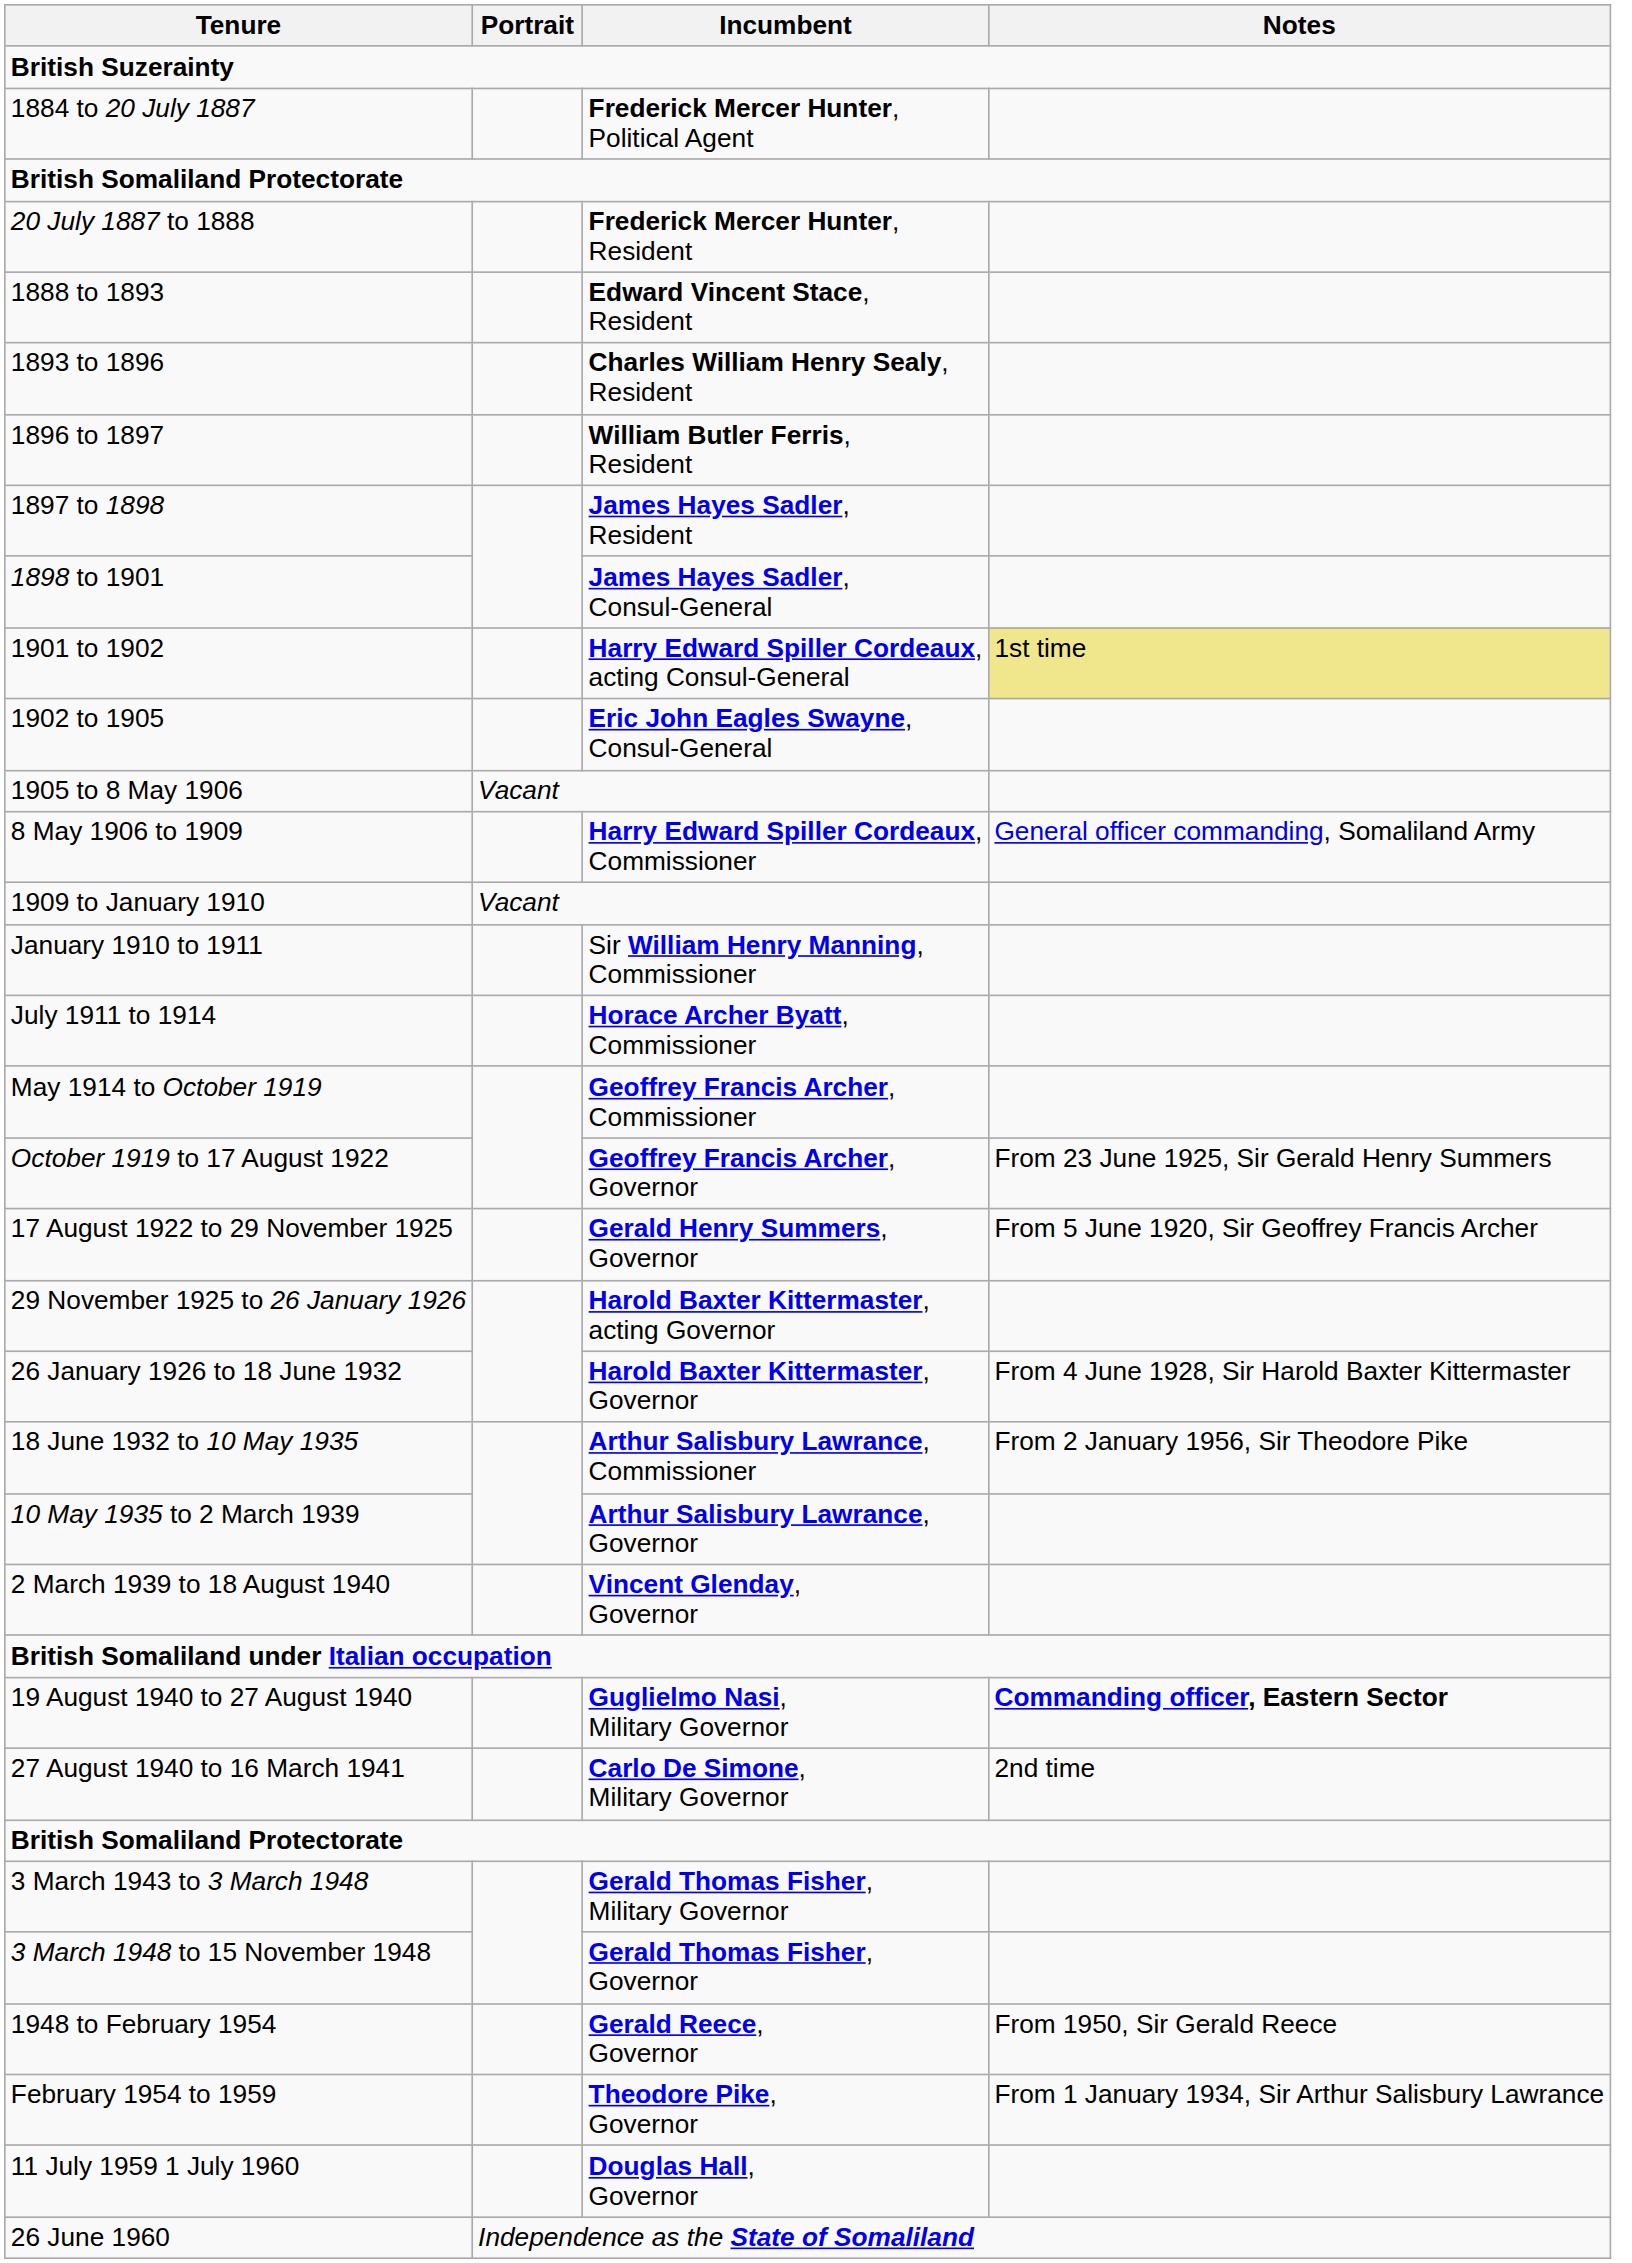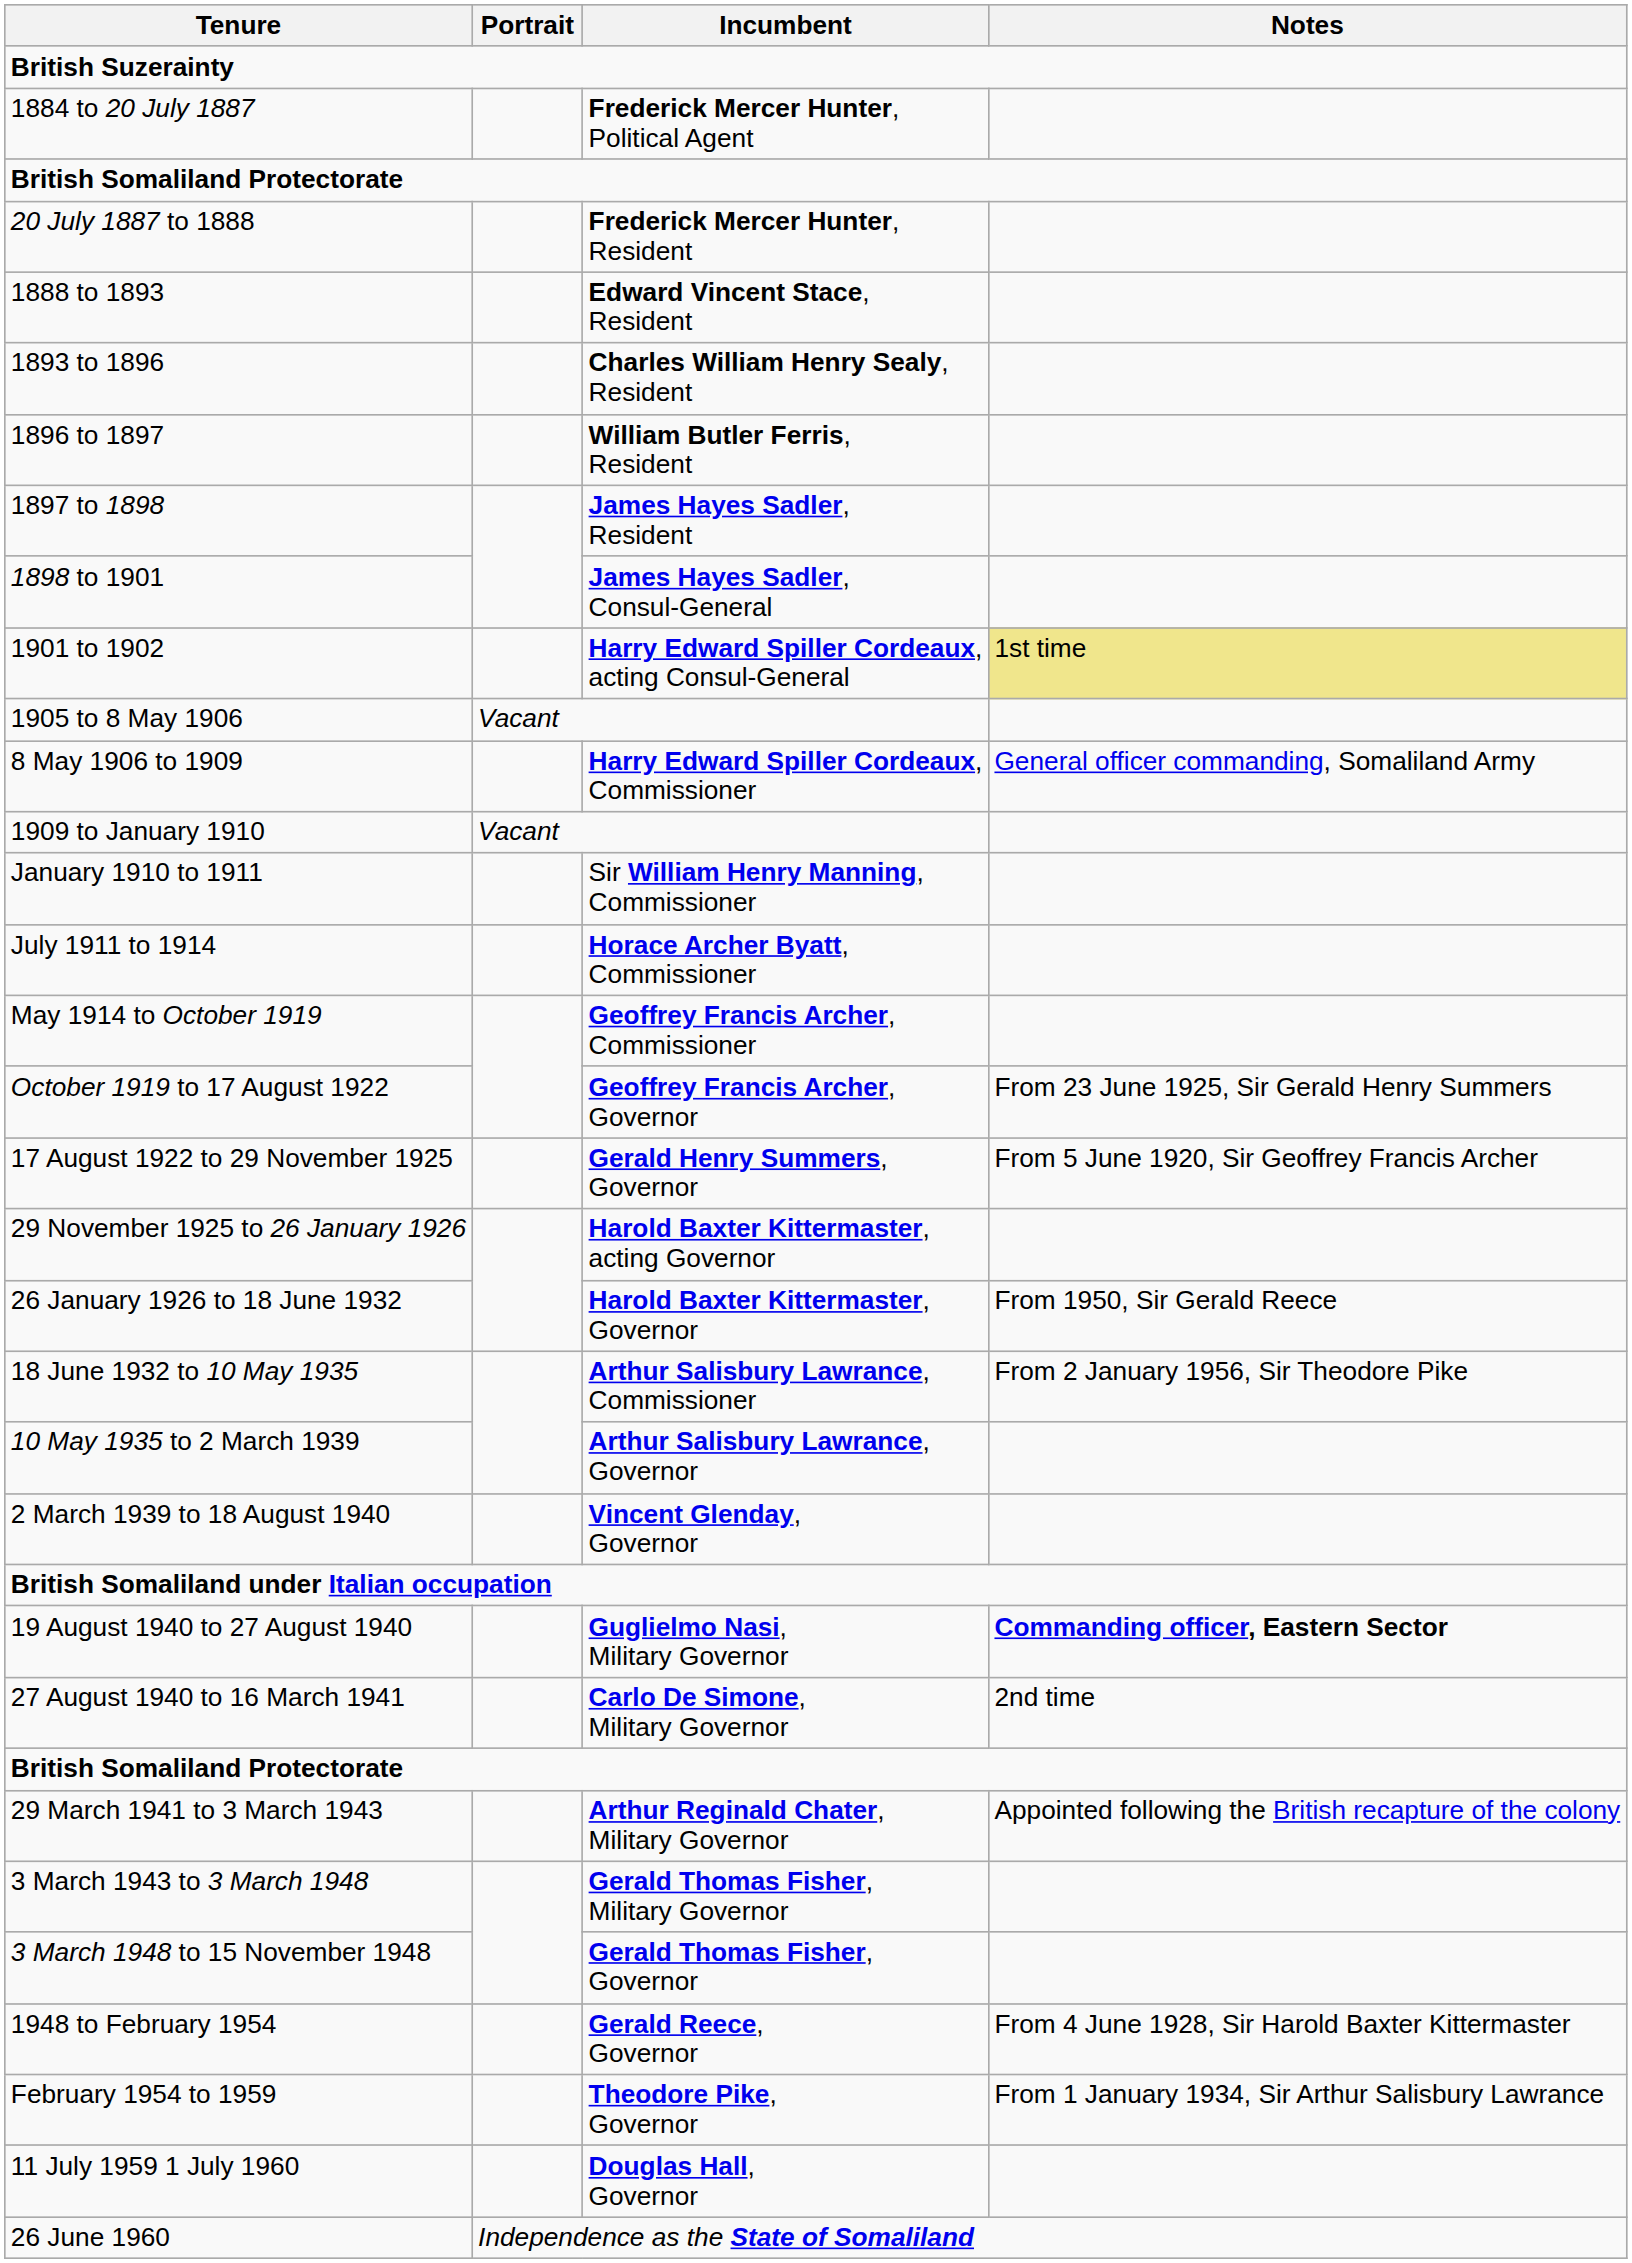- row: (87, 719)
(1282, 1371) From 4 June 1928, Sir Harold Baxter Kittermaster -> (1166, 1300) From 1950, Sir Gerald Reece
+ row: (197, 1810)
(1166, 2023) From 1950, Sir Gerald Reece -> (1282, 2023) From 4 June 1928, Sir Harold Baxter Kittermaster
